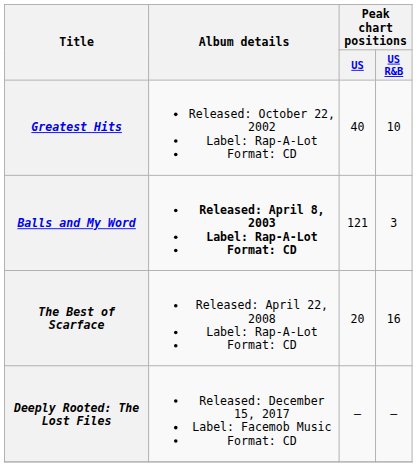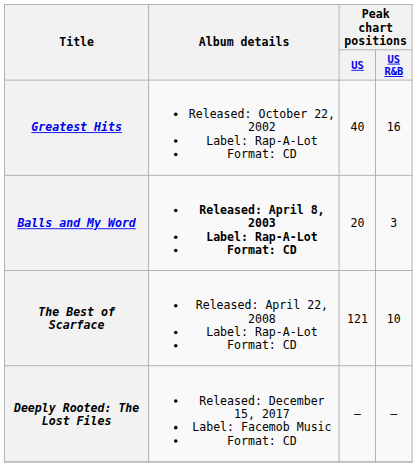(394, 128) 10 -> (394, 128) 16
(358, 223) 121 -> (358, 223) 20
(358, 318) 20 -> (358, 318) 121
(394, 318) 16 -> (394, 318) 10
